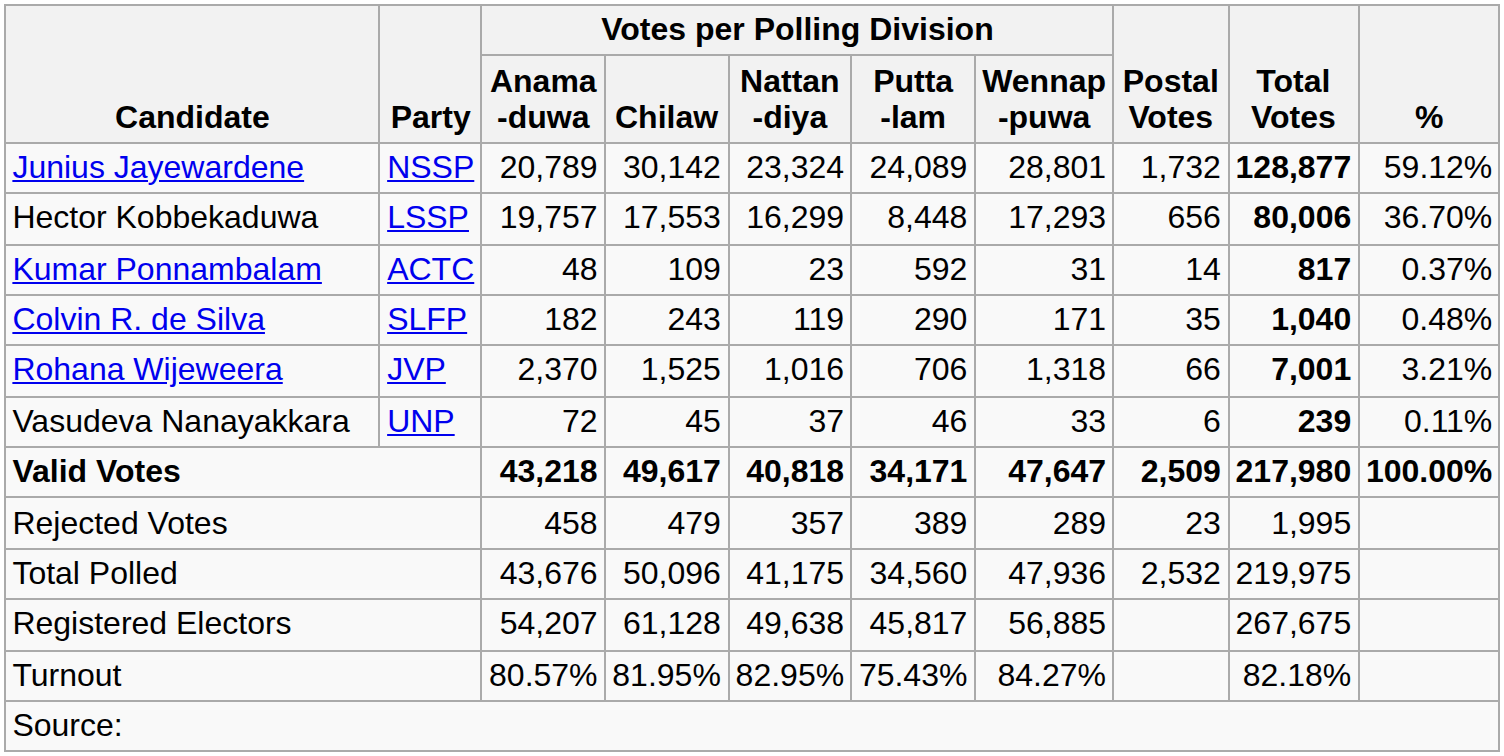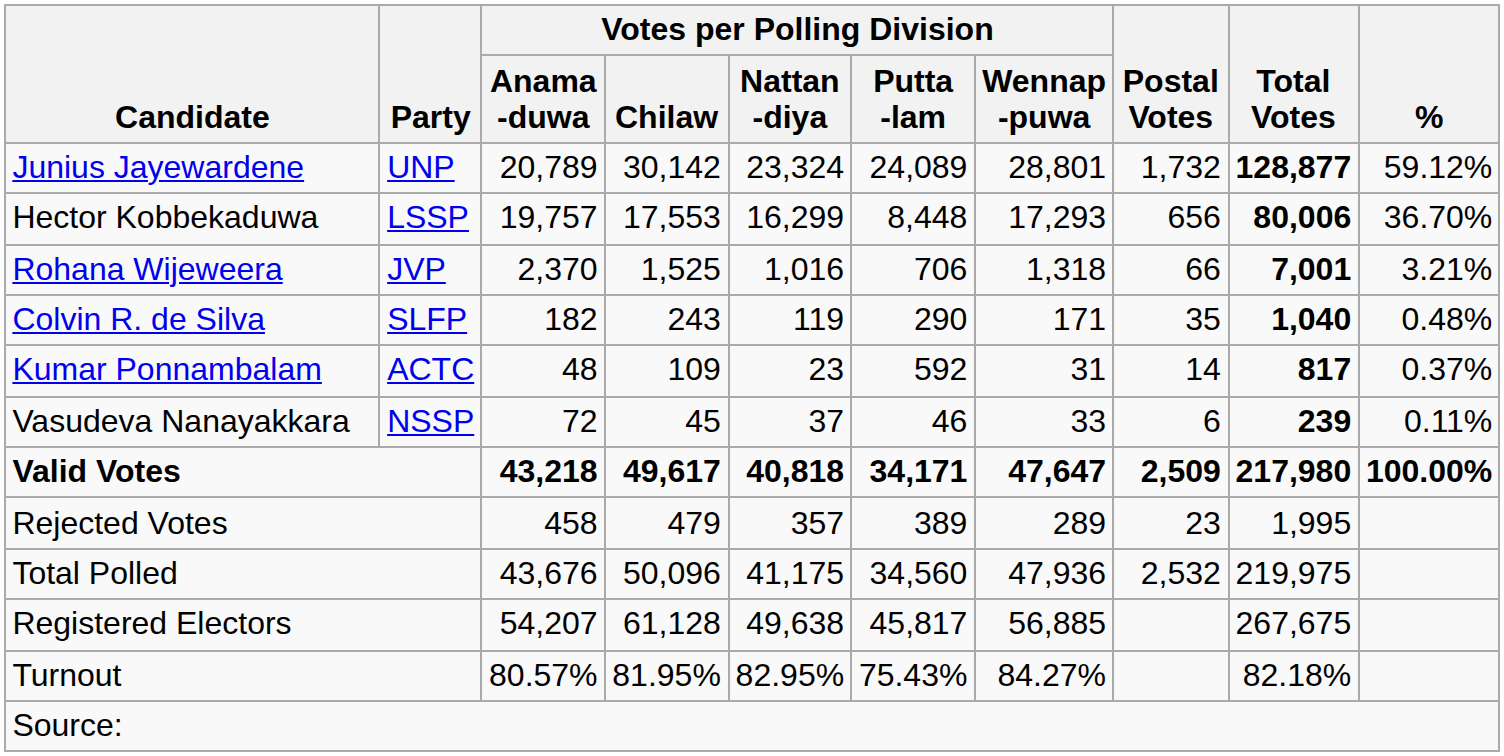(431, 167) NSSP -> (421, 167) UNP
rows swapped: (148, 370) <-> (167, 268)
(421, 421) UNP -> (431, 421) NSSP
